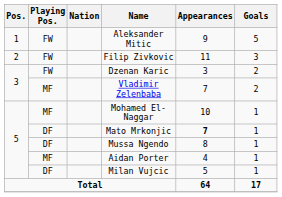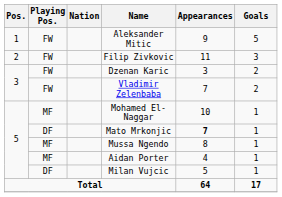(48, 89) MF -> (48, 89) FW
(48, 144) DF -> (48, 144) MF
